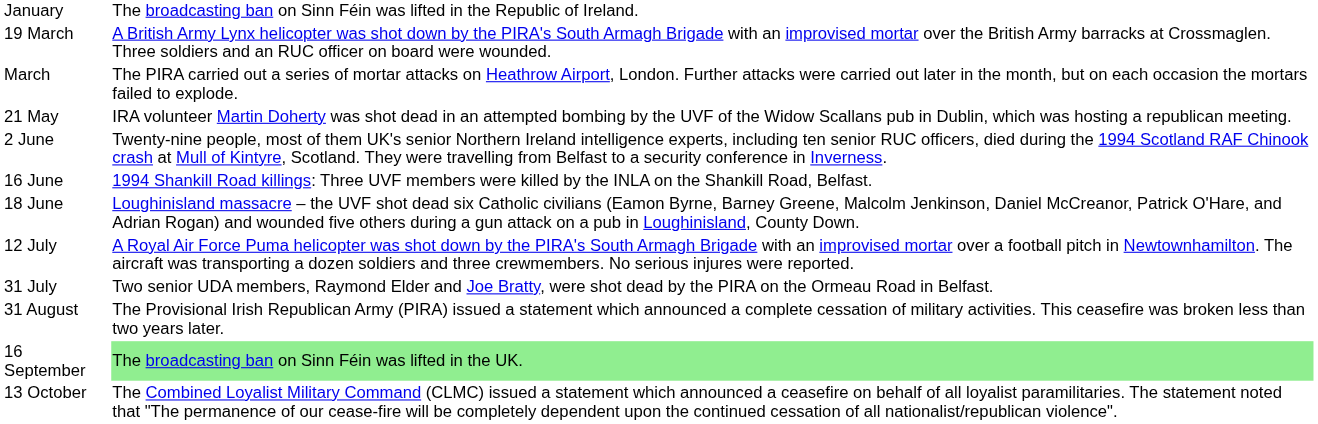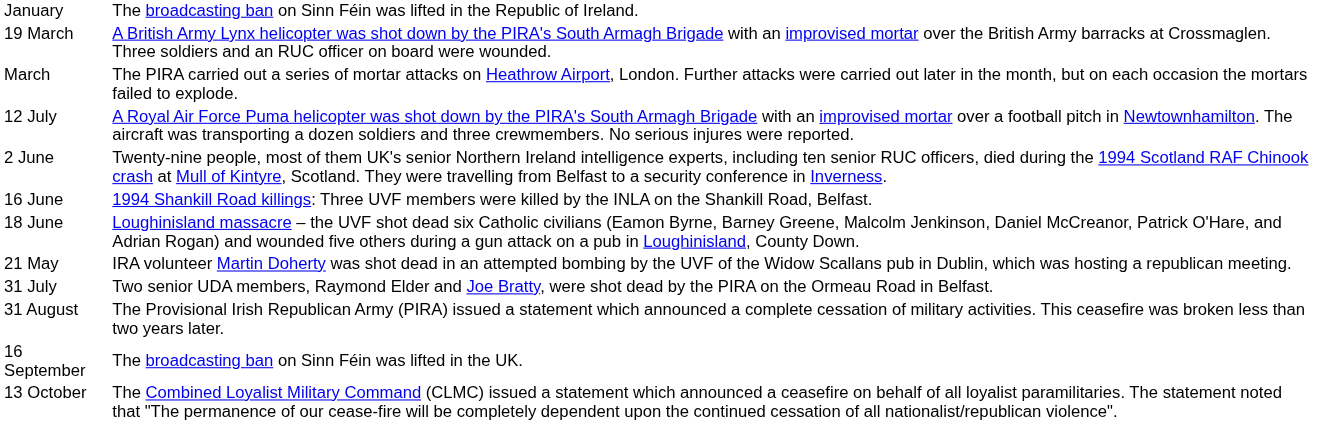rows swapped: (31, 116) <-> (30, 245)
(318, 360) lightgreen background -> (318, 360) no background
